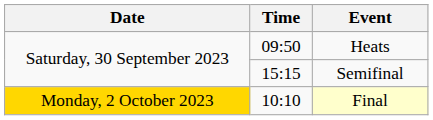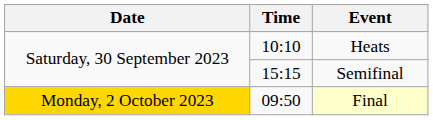(281, 45) 09:50 -> (281, 45) 10:10
(281, 100) 10:10 -> (281, 100) 09:50
